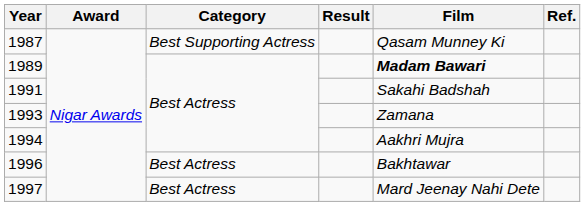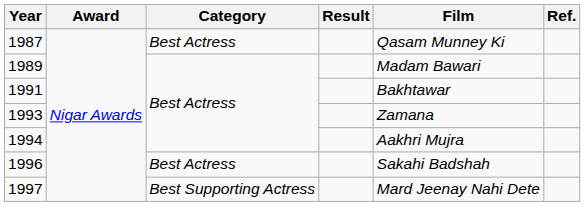(232, 41) Best Supporting Actress -> (192, 41) Best Actress
(431, 66) bold -> (429, 66) normal
(433, 90) Sakahi Badshah -> (414, 90) Bakhtawar
(414, 164) Bakhtawar -> (433, 164) Sakahi Badshah
(192, 189) Best Actress -> (232, 189) Best Supporting Actress
